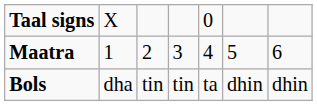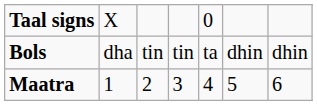rows swapped: (42, 52) <-> (28, 84)
